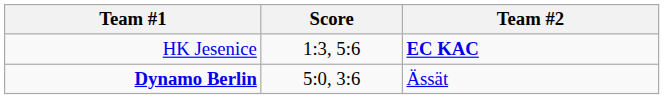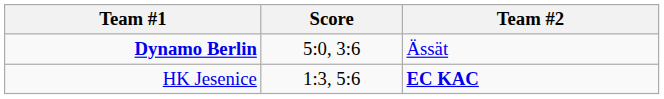rows swapped: (196, 78) <-> (210, 49)
